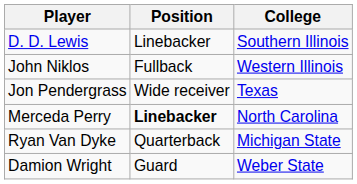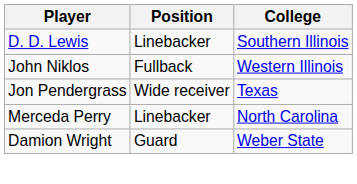(175, 116) bold -> (172, 116) normal
- row: (62, 141)
